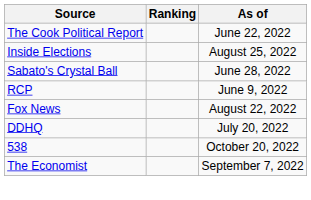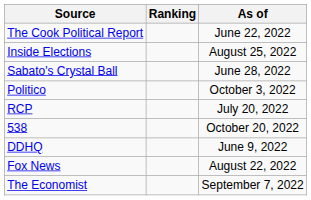+ row: (26, 90)
(253, 90) June 9, 2022 -> (253, 109) July 20, 2022
rows swapped: (34, 109) <-> (17, 147)
(253, 128) July 20, 2022 -> (253, 147) June 9, 2022
